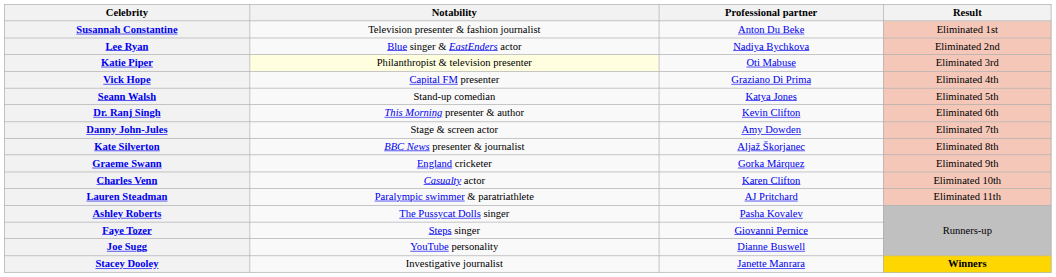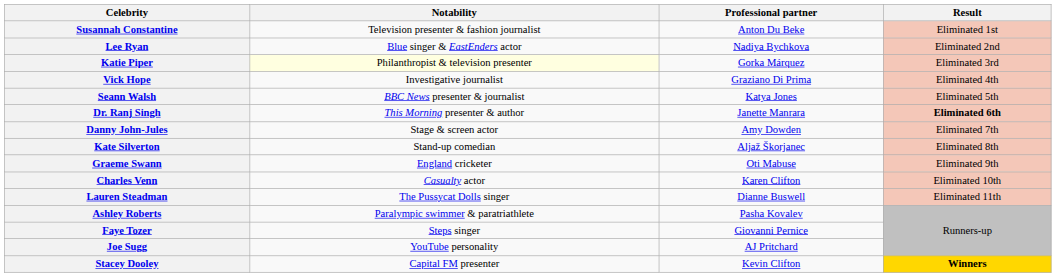(771, 63) Oti Mabuse -> (771, 63) Gorka Márquez
(454, 79) Capital FM presenter -> (454, 79) Investigative journalist
(454, 96) Stand-up comedian -> (454, 96) BBC News presenter & journalist
(771, 113) Kevin Clifton -> (771, 113) Janette Manrara
(967, 113) normal -> (967, 113) bold
(454, 146) BBC News presenter & journalist -> (454, 146) Stand-up comedian
(771, 163) Gorka Márquez -> (771, 163) Oti Mabuse
(454, 197) Paralympic swimmer & paratriathlete -> (454, 197) The Pussycat Dolls singer
(771, 197) AJ Pritchard -> (771, 197) Dianne Buswell
(454, 213) The Pussycat Dolls singer -> (454, 213) Paralympic swimmer & paratriathlete
(771, 247) Dianne Buswell -> (771, 247) AJ Pritchard
(454, 264) Investigative journalist -> (454, 264) Capital FM presenter
(771, 264) Janette Manrara -> (771, 264) Kevin Clifton
